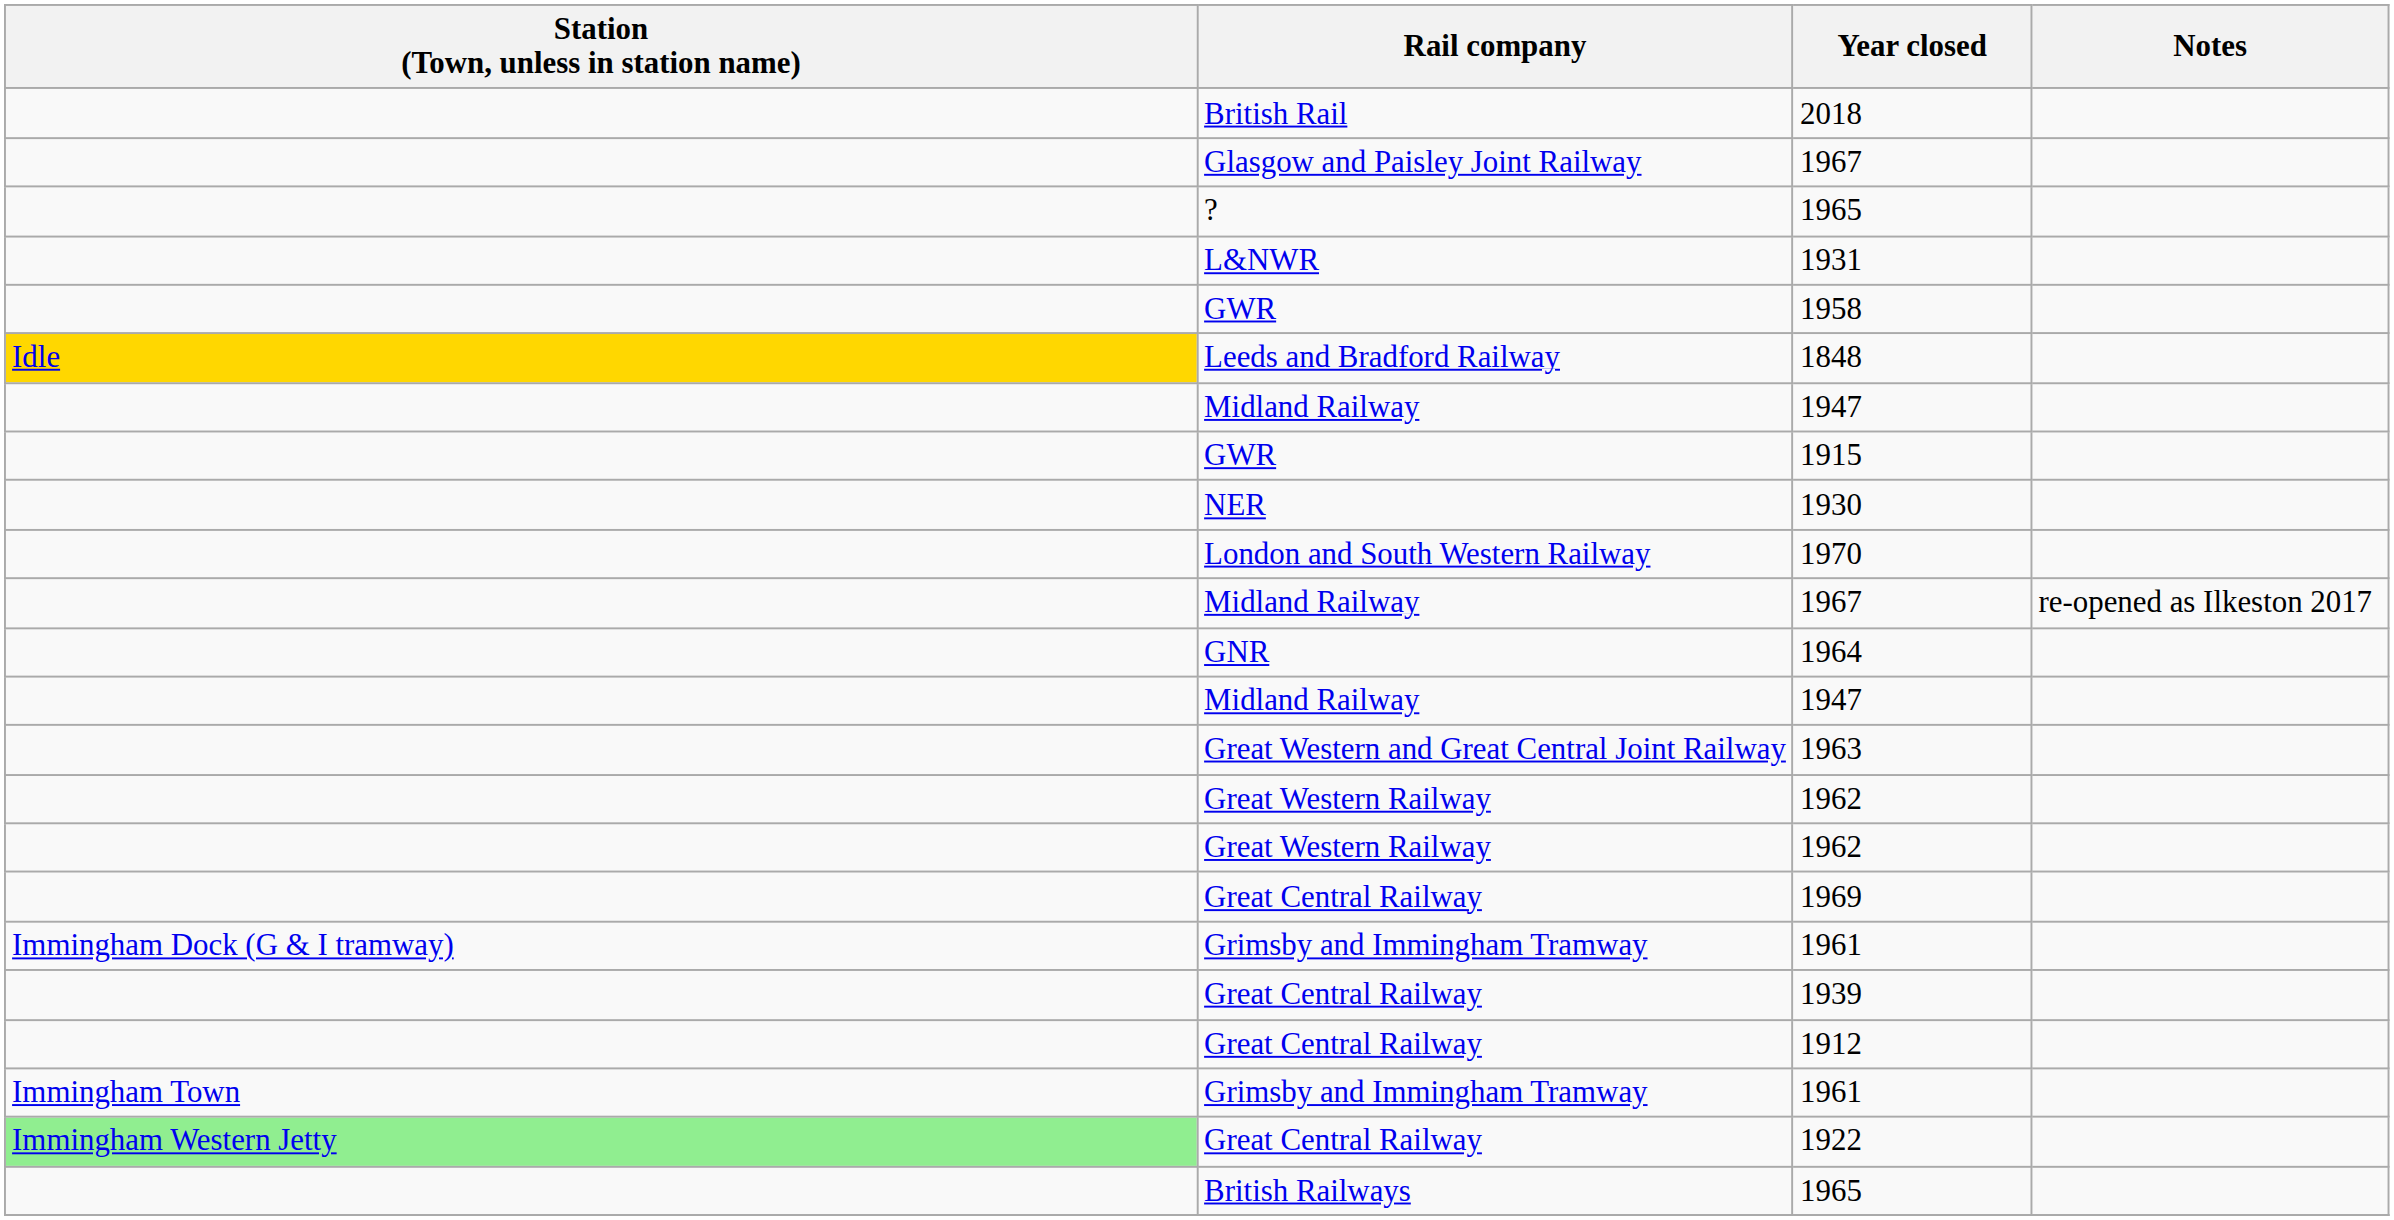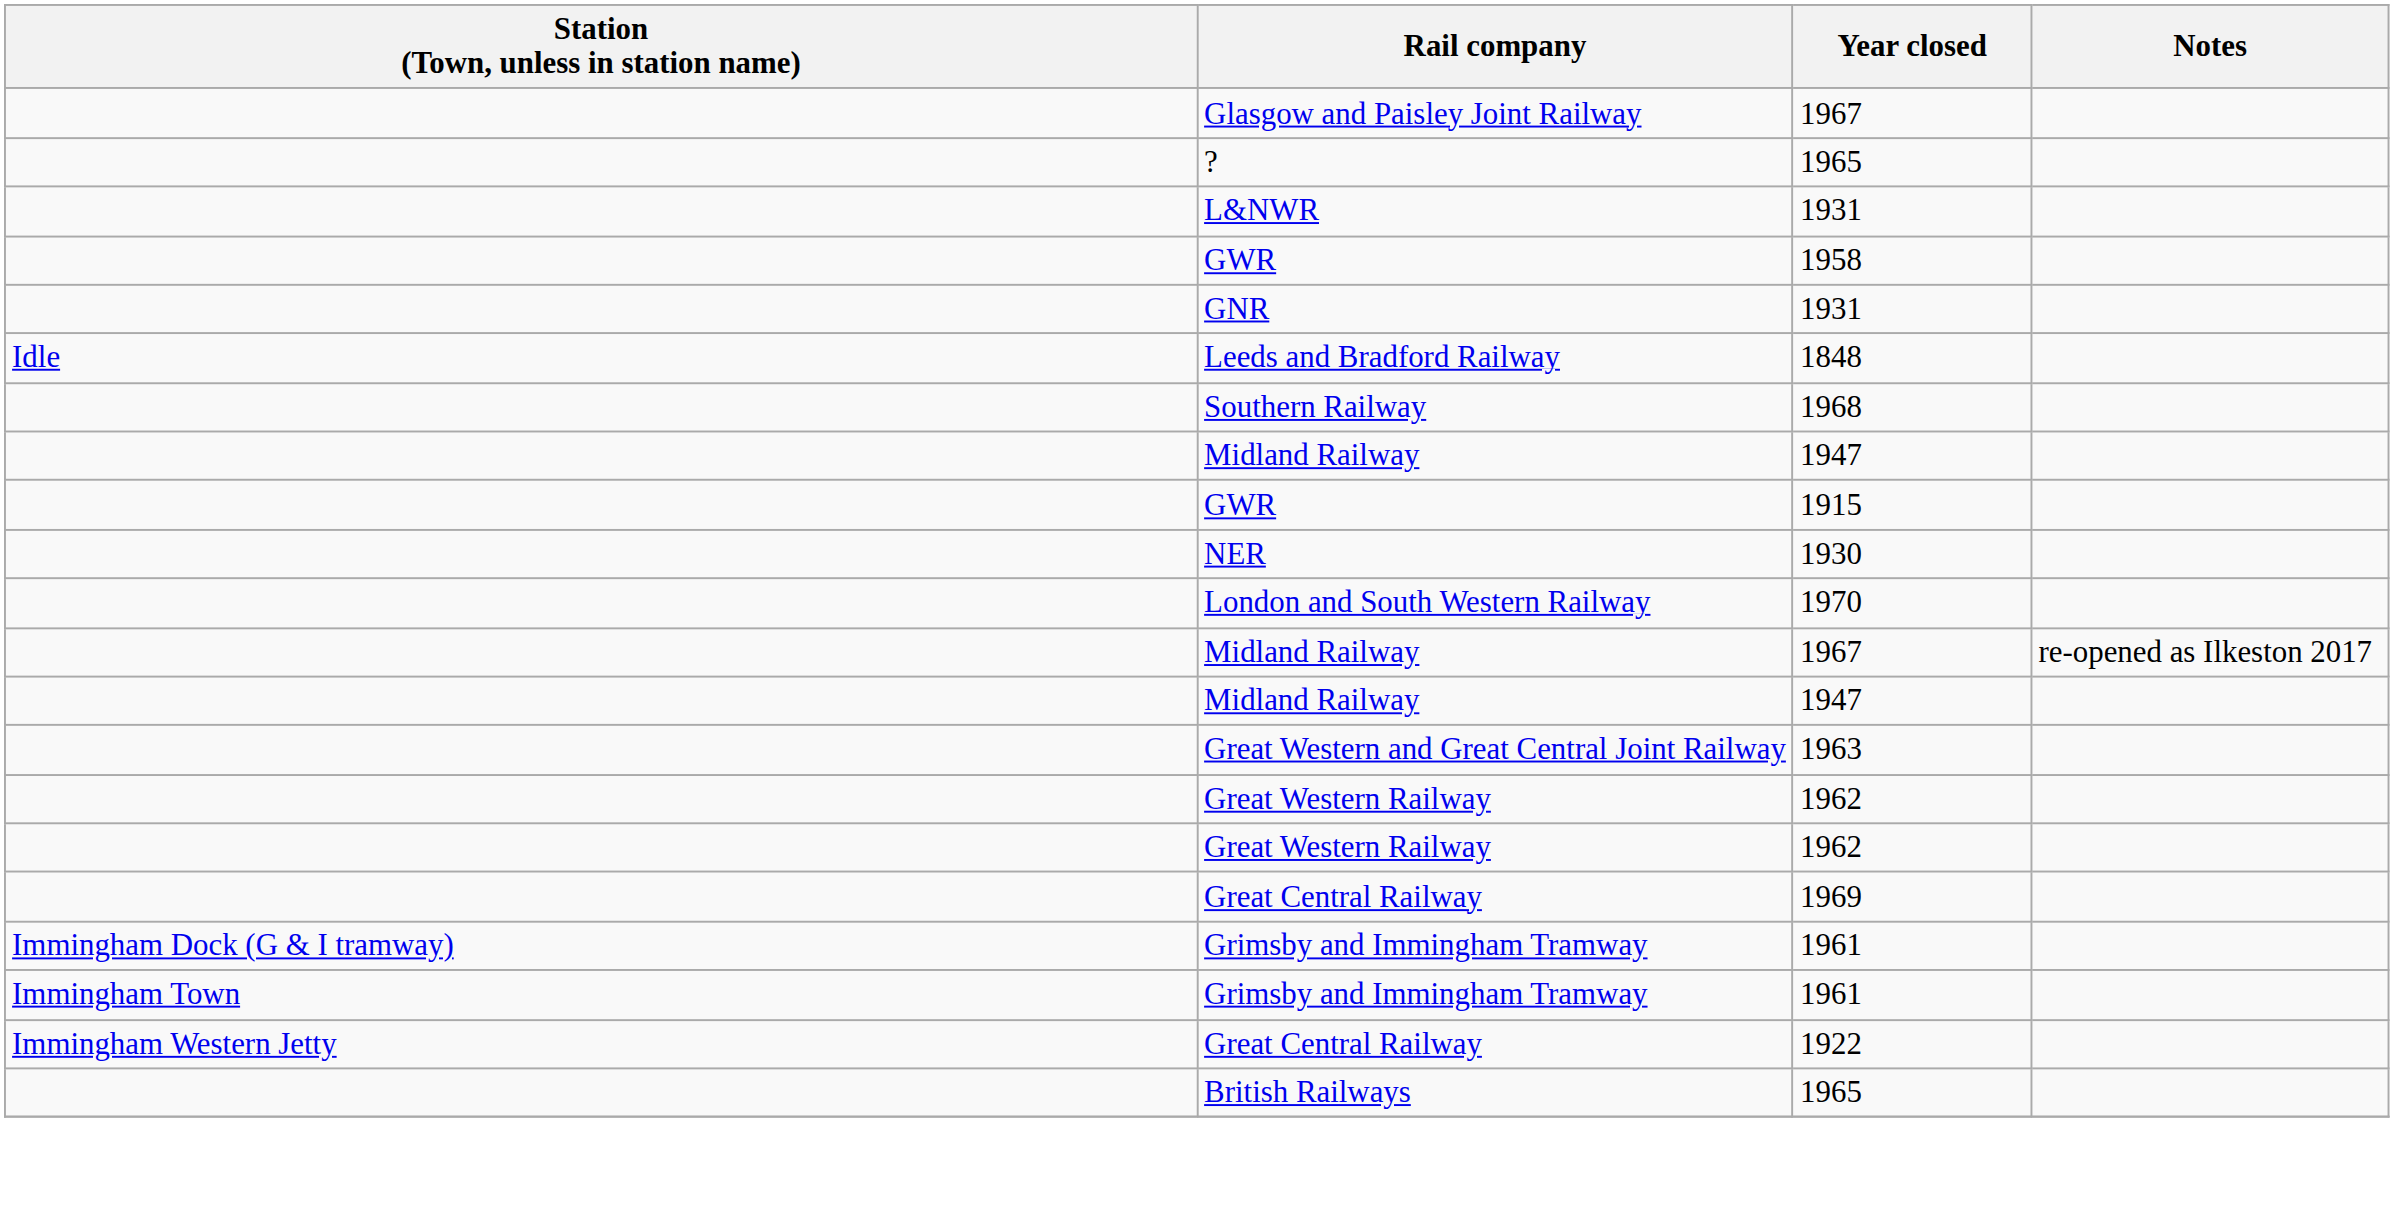- row: (1276, 112)
+ row: (1237, 308)
(36, 357) gold background -> (36, 357) no background
+ row: (1315, 406)
- row: (1237, 651)
- row: (1343, 994)
- row: (1343, 1043)
(174, 1141) lightgreen background -> (174, 1043) no background
